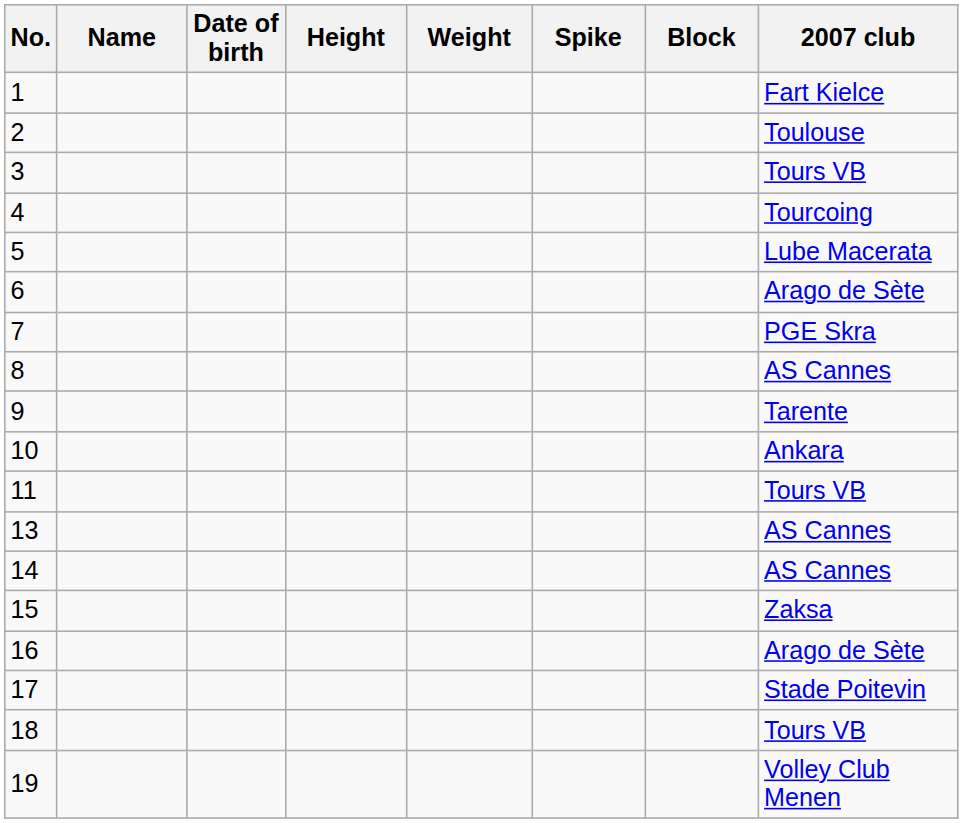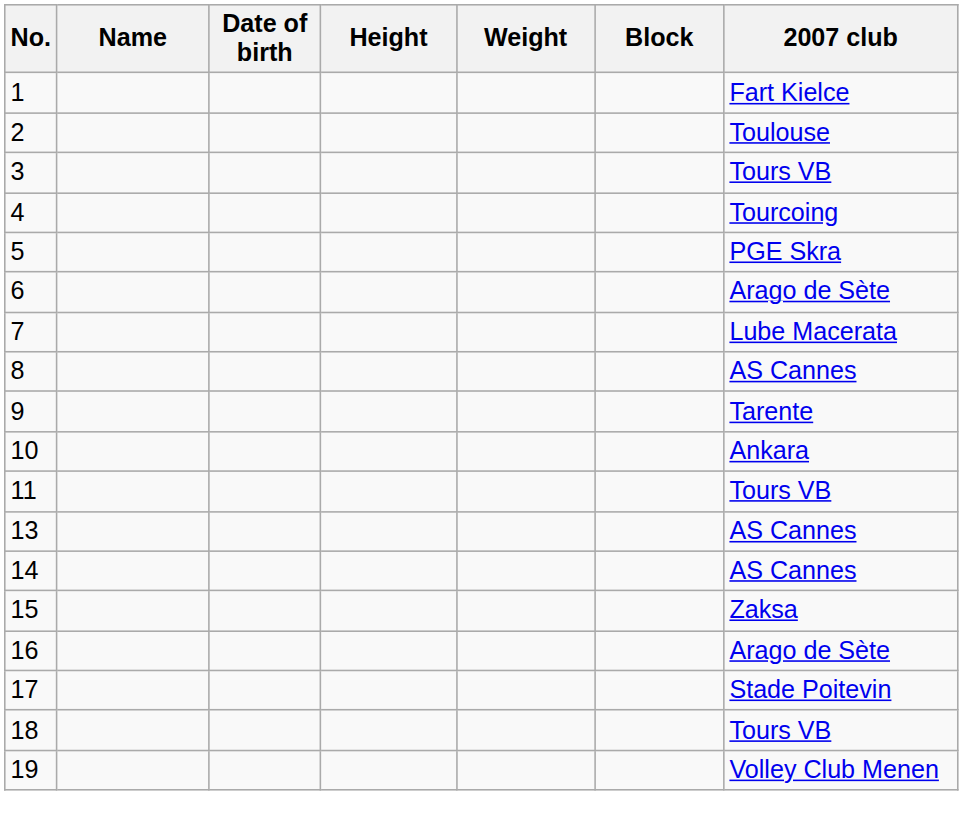- column: (588, 38)
(848, 251) Lube Macerata -> (785, 251) PGE Skra
(820, 331) PGE Skra -> (813, 331) Lube Macerata
